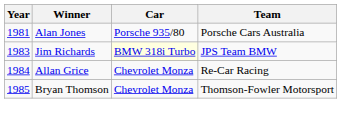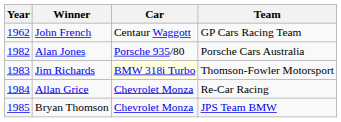+ row: (63, 32)
(18, 32) 1981 -> (18, 51) 1982
(239, 51) JPS Team BMW -> (267, 70) Thomson-Fowler Motorsport
(267, 89) Thomson-Fowler Motorsport -> (239, 108) JPS Team BMW
